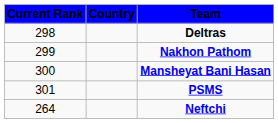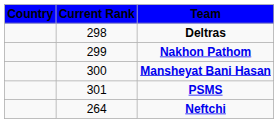columns swapped: (45, 14) <-> (112, 14)
